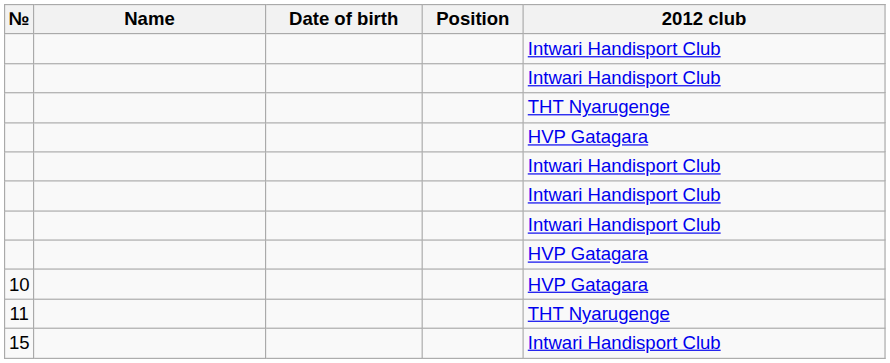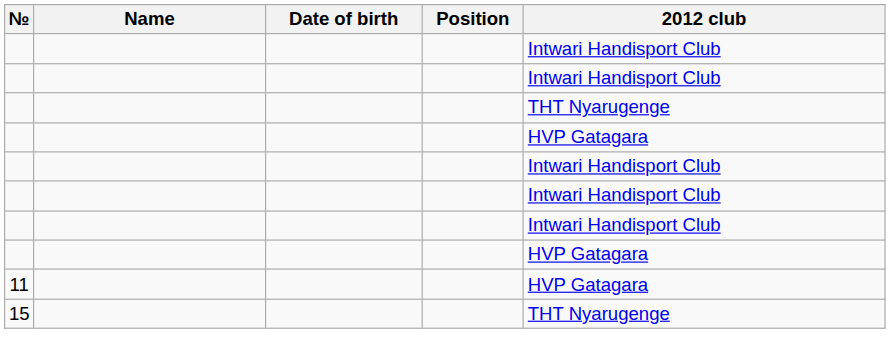- row: (19, 284)
(599, 313) THT Nyarugenge -> (588, 284) HVP Gatagara
(624, 343) Intwari Handisport Club -> (599, 313) THT Nyarugenge
